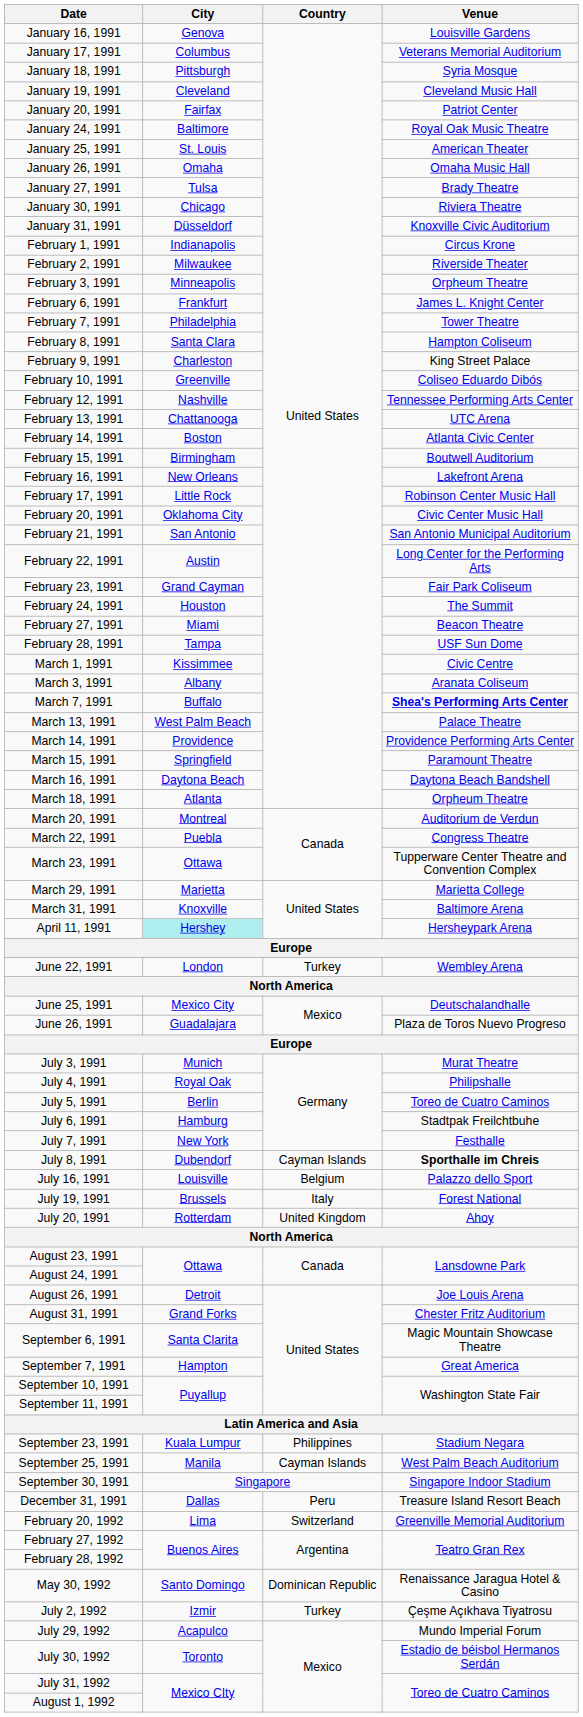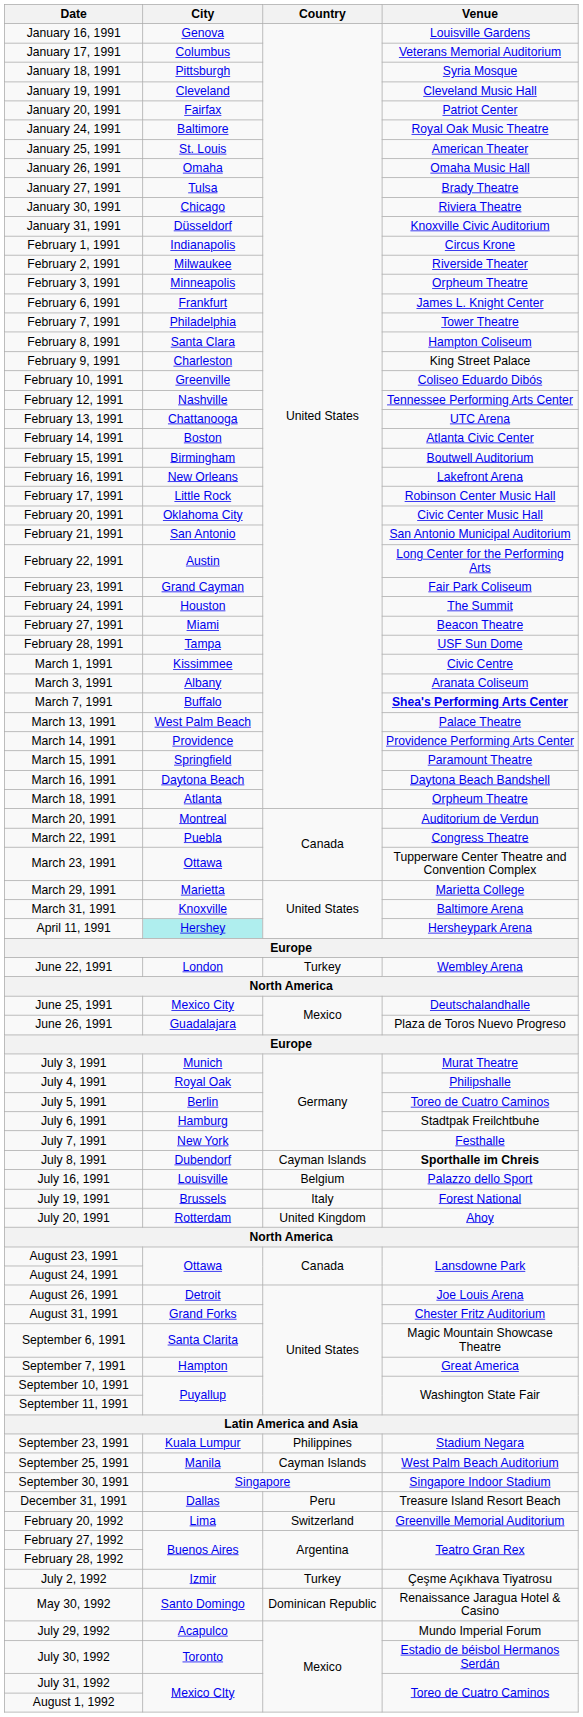rows swapped: (74, 1585) <-> (74, 1611)
